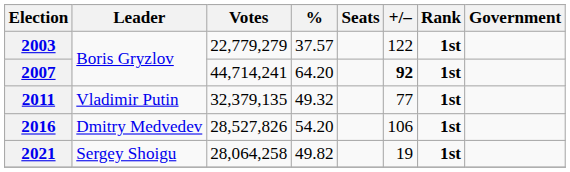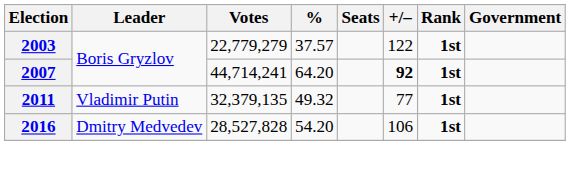(249, 126) 28,527,826 -> (249, 126) 28,527,828
- row: (38, 153)
